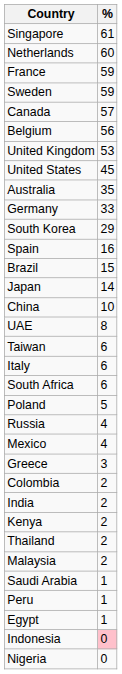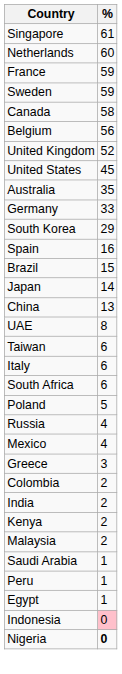(107, 111) 57 -> (107, 111) 58
(107, 151) 53 -> (107, 151) 52
(107, 307) 10 -> (107, 307) 13
- row: (31, 541)
(104, 659) normal -> (104, 639) bold
